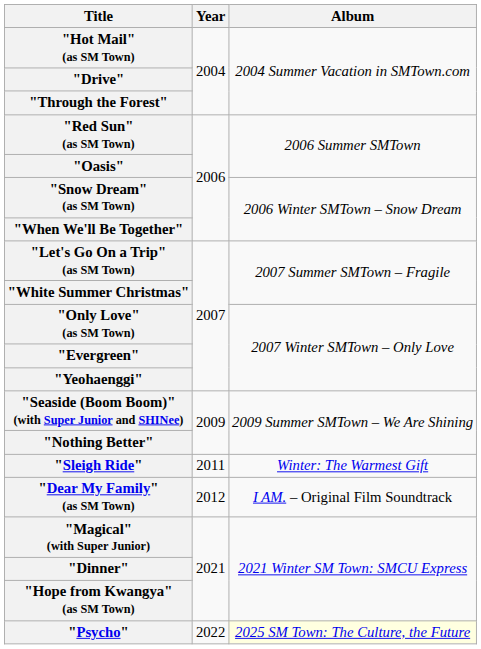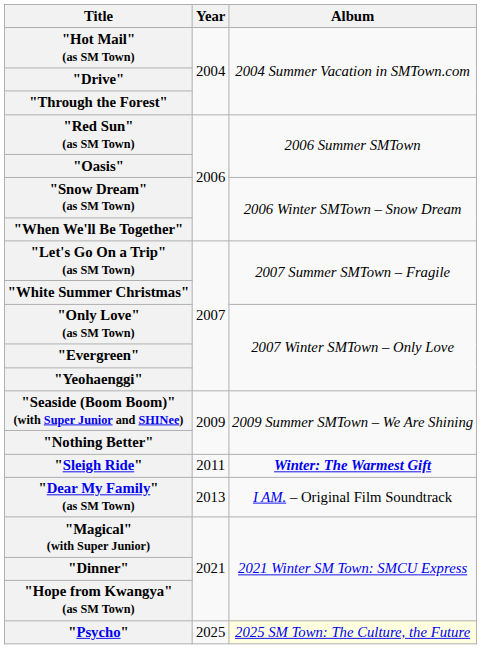(353, 465) normal -> (353, 465) bold
(211, 497) 2012 -> (211, 497) 2013
(211, 632) 2022 -> (211, 632) 2025
